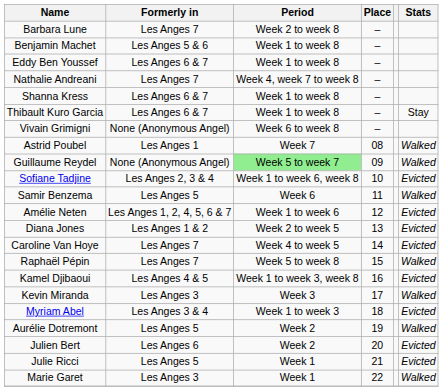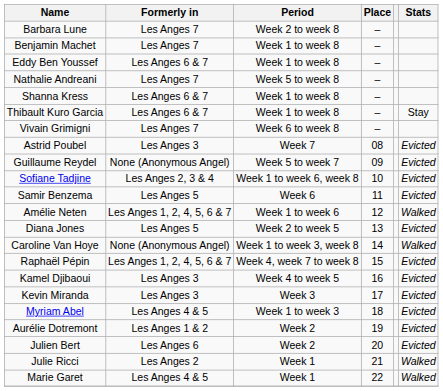(170, 46) Les Anges 5 & 6 -> (170, 46) Les Anges 7
(297, 79) Week 4, week 7 to week 8 -> (297, 79) Week 5 to week 8
(170, 129) None (Anonymous Angel) -> (170, 129) Les Anges 7
(170, 146) Les Anges 1 -> (170, 146) Les Anges 3
(418, 146) Walked -> (418, 146) Evicted
(297, 163) lightgreen background -> (297, 163) no background
(418, 163) Walked -> (418, 163) Evicted
(418, 196) Walked -> (418, 196) Evicted
(418, 212) Evicted -> (418, 212) Walked
(170, 229) Les Anges 1 & 2 -> (170, 229) Les Anges 5
(170, 246) Les Anges 7 -> (170, 246) None (Anonymous Angel)
(297, 246) Week 4 to week 5 -> (297, 246) Week 1 to week 3, week 8
(418, 246) Evicted -> (418, 246) Walked
(170, 262) Les Anges 7 -> (170, 262) Les Anges 1, 2, 4, 5, 6 & 7
(297, 262) Week 5 to week 8 -> (297, 262) Week 4, week 7 to week 8
(418, 262) Walked -> (418, 262) Evicted
(170, 279) Les Anges 4 & 5 -> (170, 279) Les Anges 3
(297, 279) Week 1 to week 3, week 8 -> (297, 279) Week 4 to week 5
(418, 295) Walked -> (418, 295) Evicted
(170, 312) Les Anges 3 & 4 -> (170, 312) Les Anges 4 & 5
(170, 329) Les Anges 5 -> (170, 329) Les Anges 1 & 2
(418, 329) Walked -> (418, 329) Evicted
(170, 362) Les Anges 5 -> (170, 362) Les Anges 2
(418, 362) Evicted -> (418, 362) Walked
(170, 378) Les Anges 3 -> (170, 378) Les Anges 4 & 5
